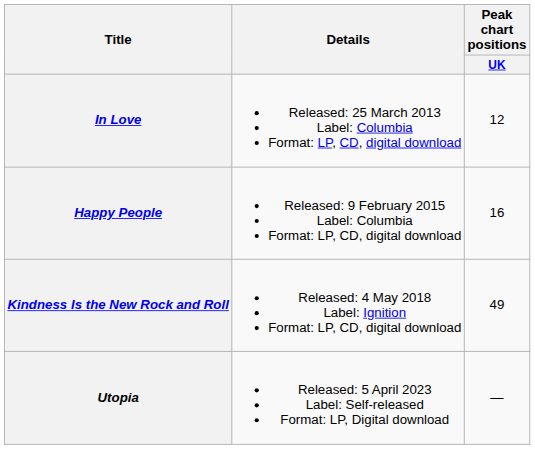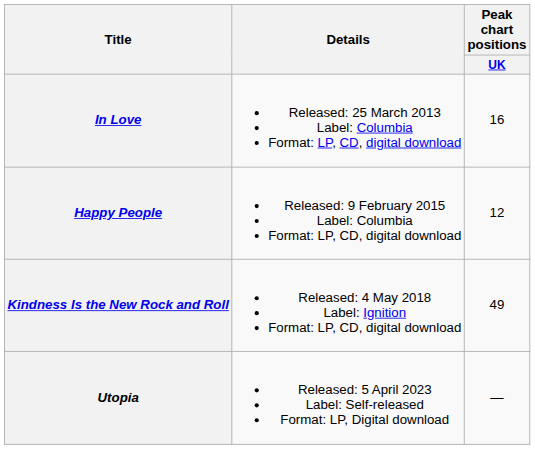(497, 120) 12 -> (497, 120) 16
(497, 212) 16 -> (497, 212) 12
